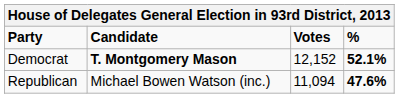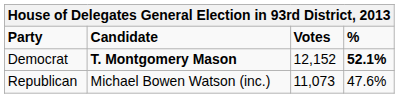(314, 81) 11,094 -> (314, 81) 11,073
(367, 81) bold -> (367, 81) normal
